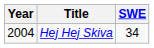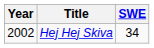(21, 33) 2004 -> (21, 33) 2002
